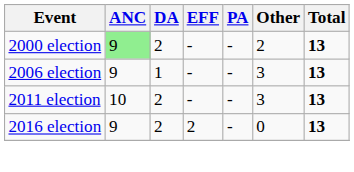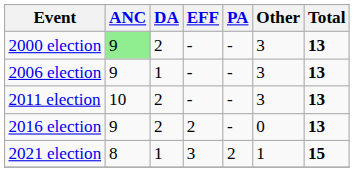(261, 45) 2 -> (261, 45) 3
+ row: (55, 153)
